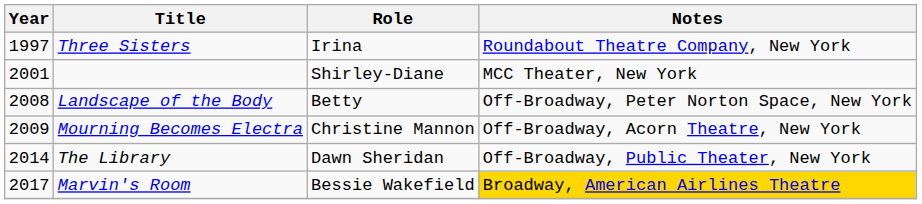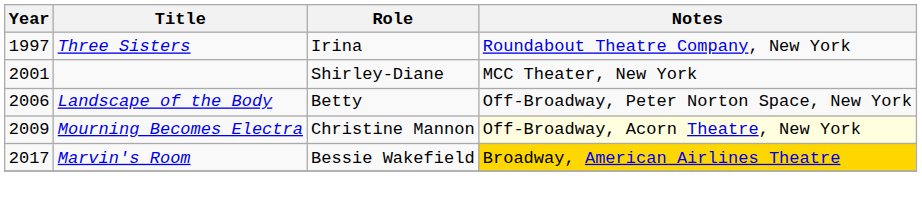(29, 102) 2008 -> (29, 102) 2006
(672, 130) no background -> (672, 130) lightyellow background
- row: (114, 157)
